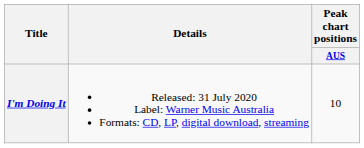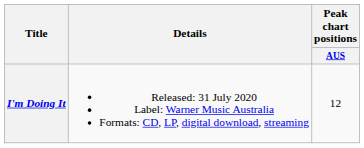(336, 103) 10 -> (336, 103) 12
